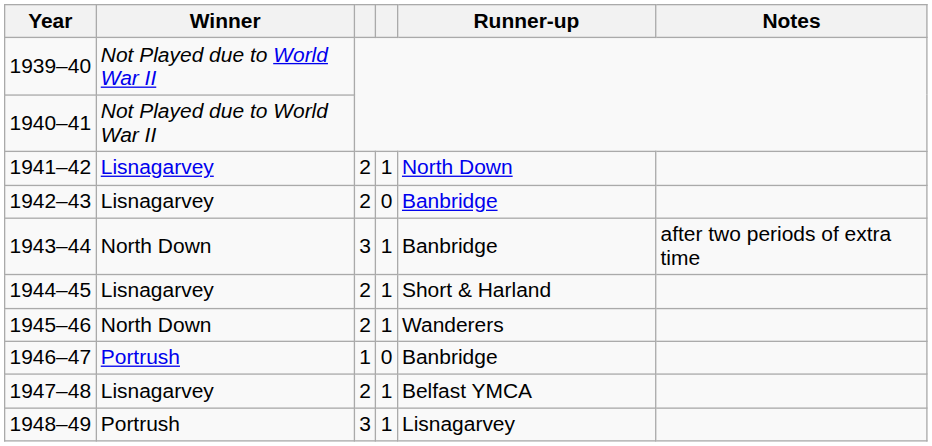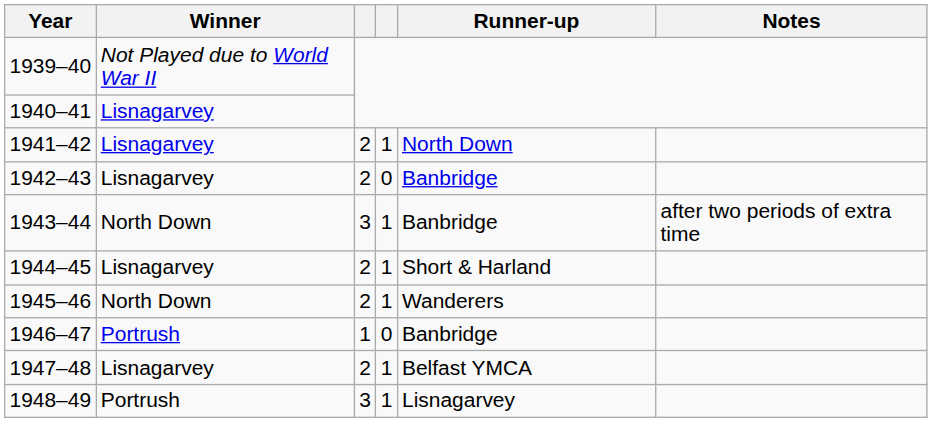(214, 122) Not Played due to World War II -> (157, 111) Lisnagarvey
